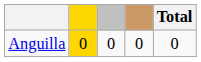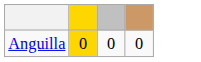- column: (175, 17)
